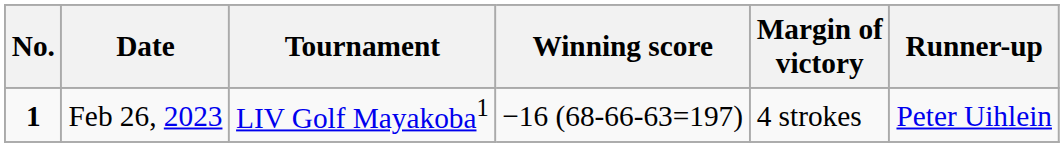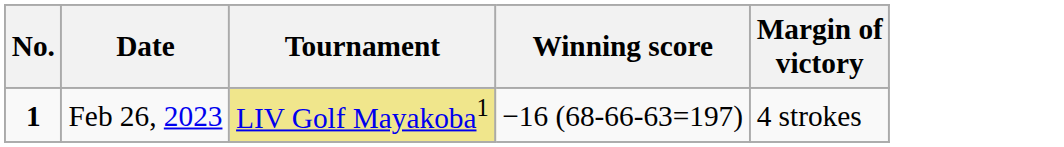- column: (974, 46)
(362, 114) no background -> (362, 114) khaki background
